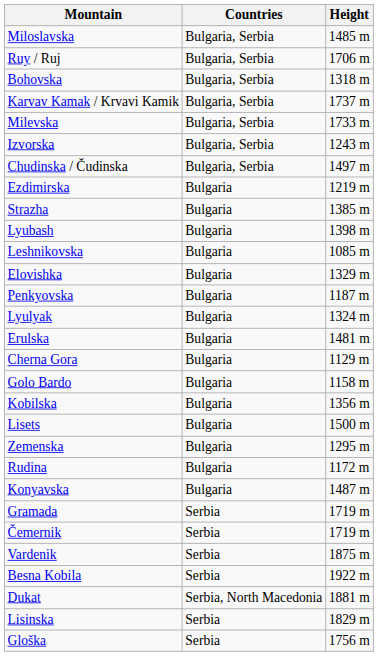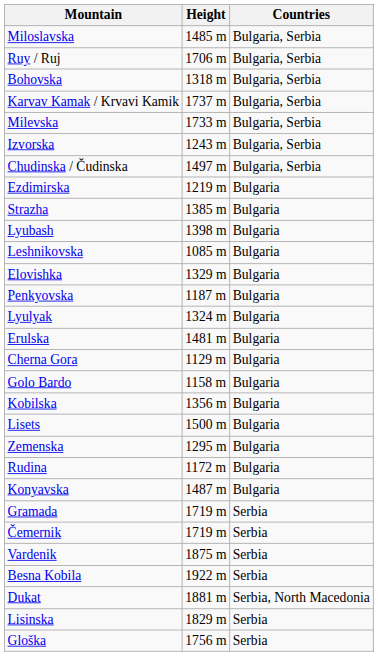columns swapped: (349, 15) <-> (254, 15)
